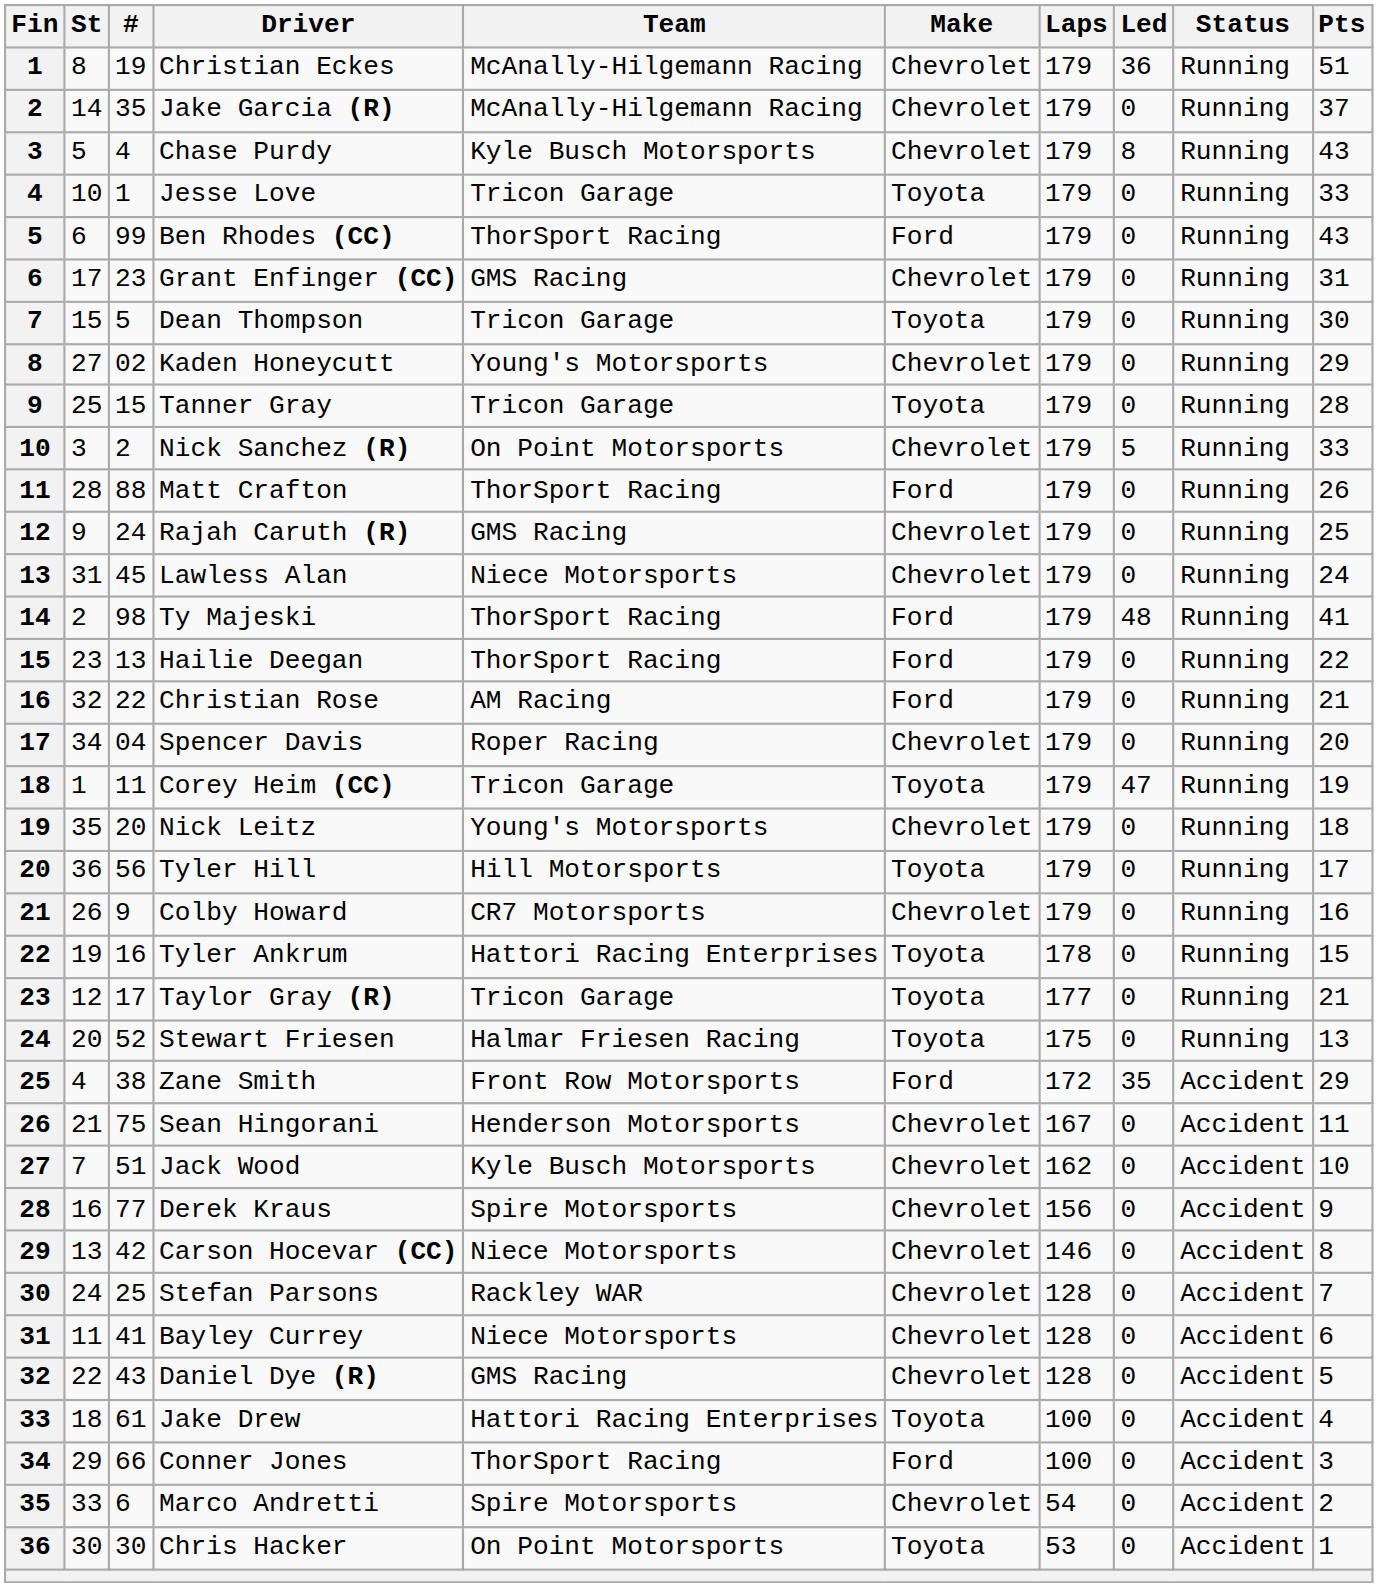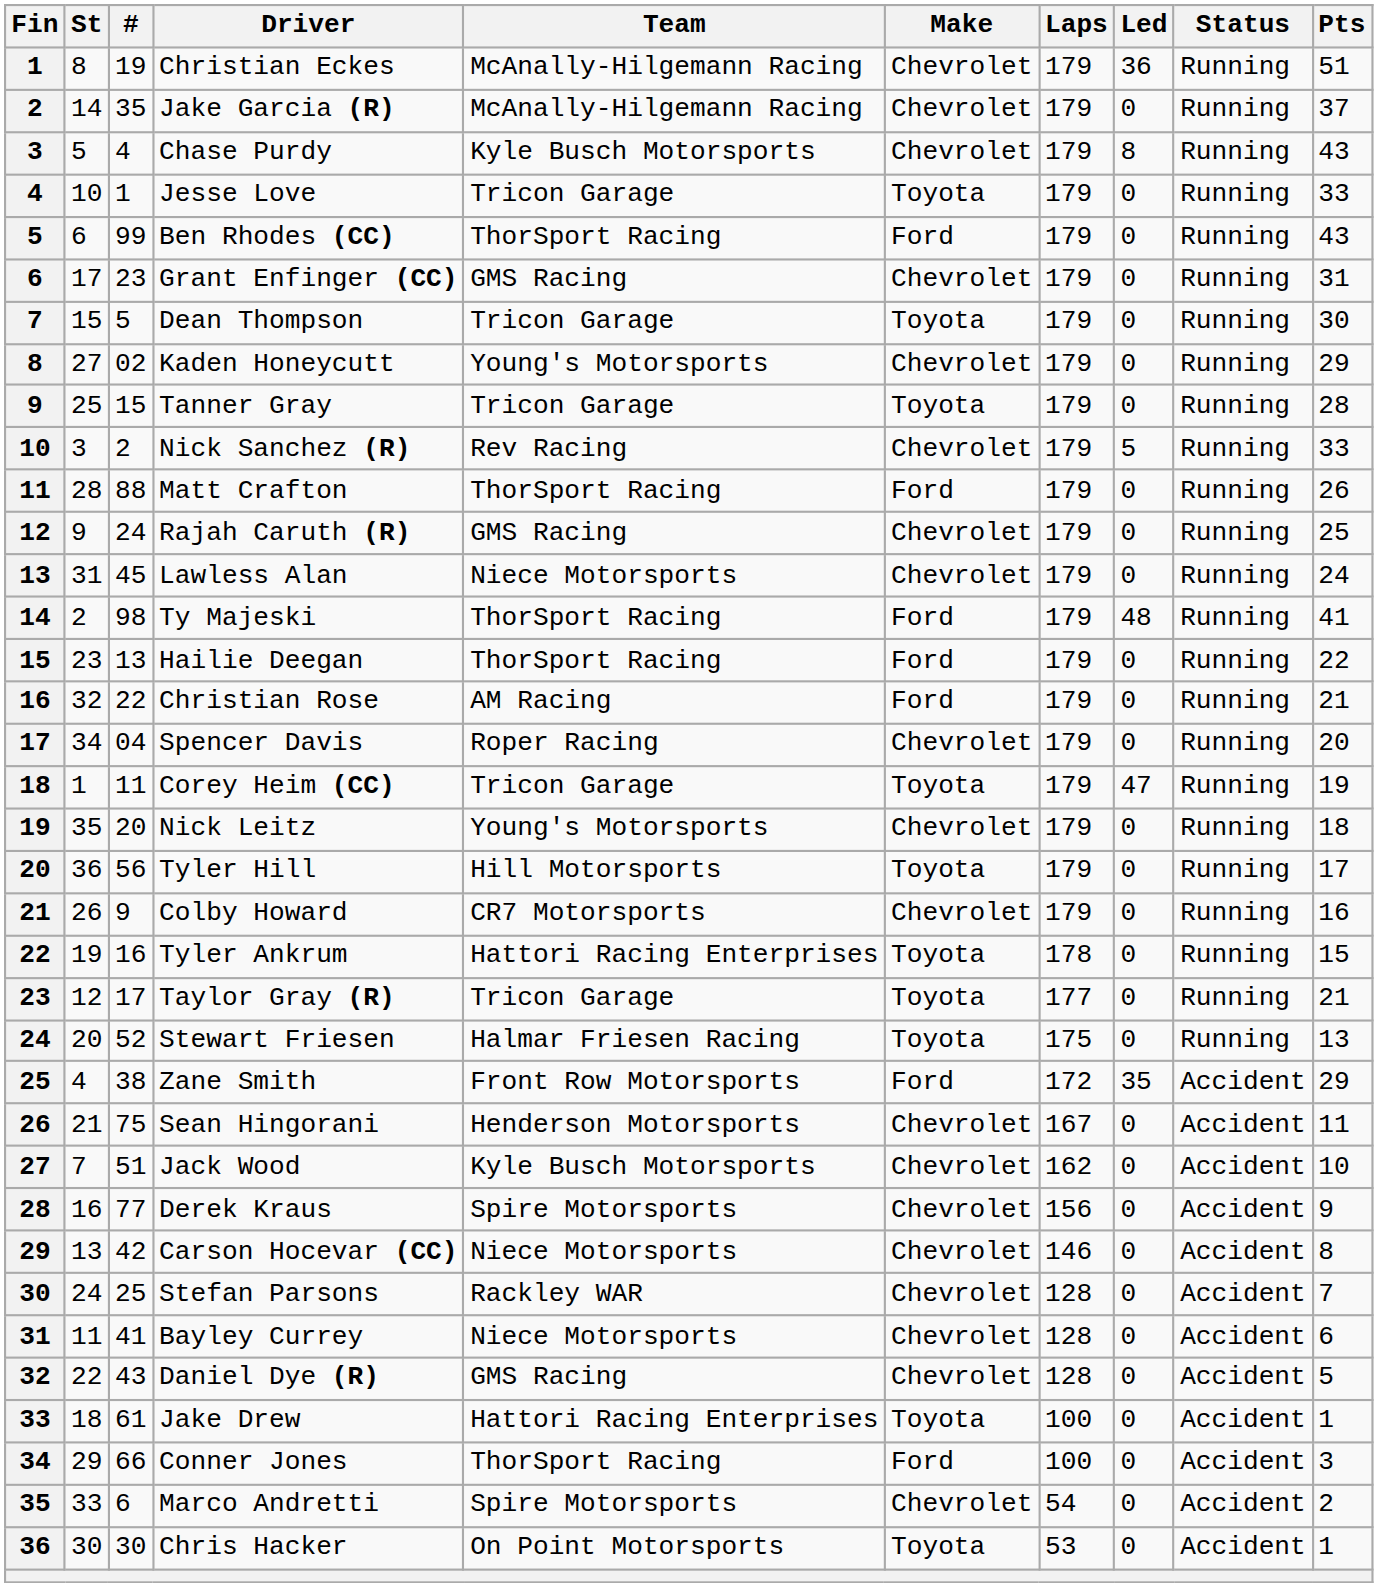(627, 449) On Point Motorsports -> (549, 449) Rev Racing
(1326, 1421) 4 -> (1326, 1421) 1
